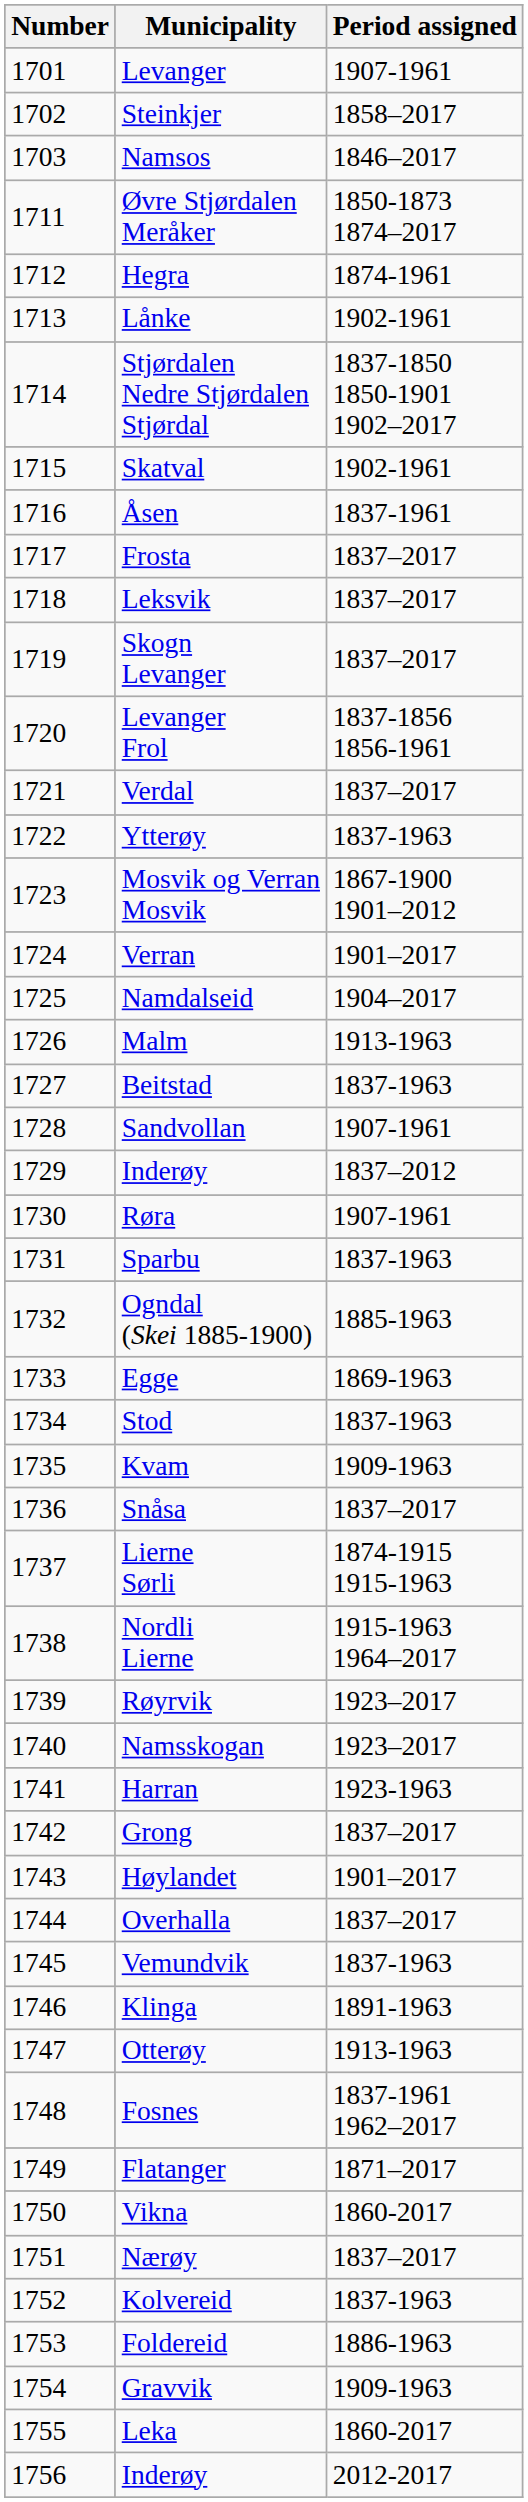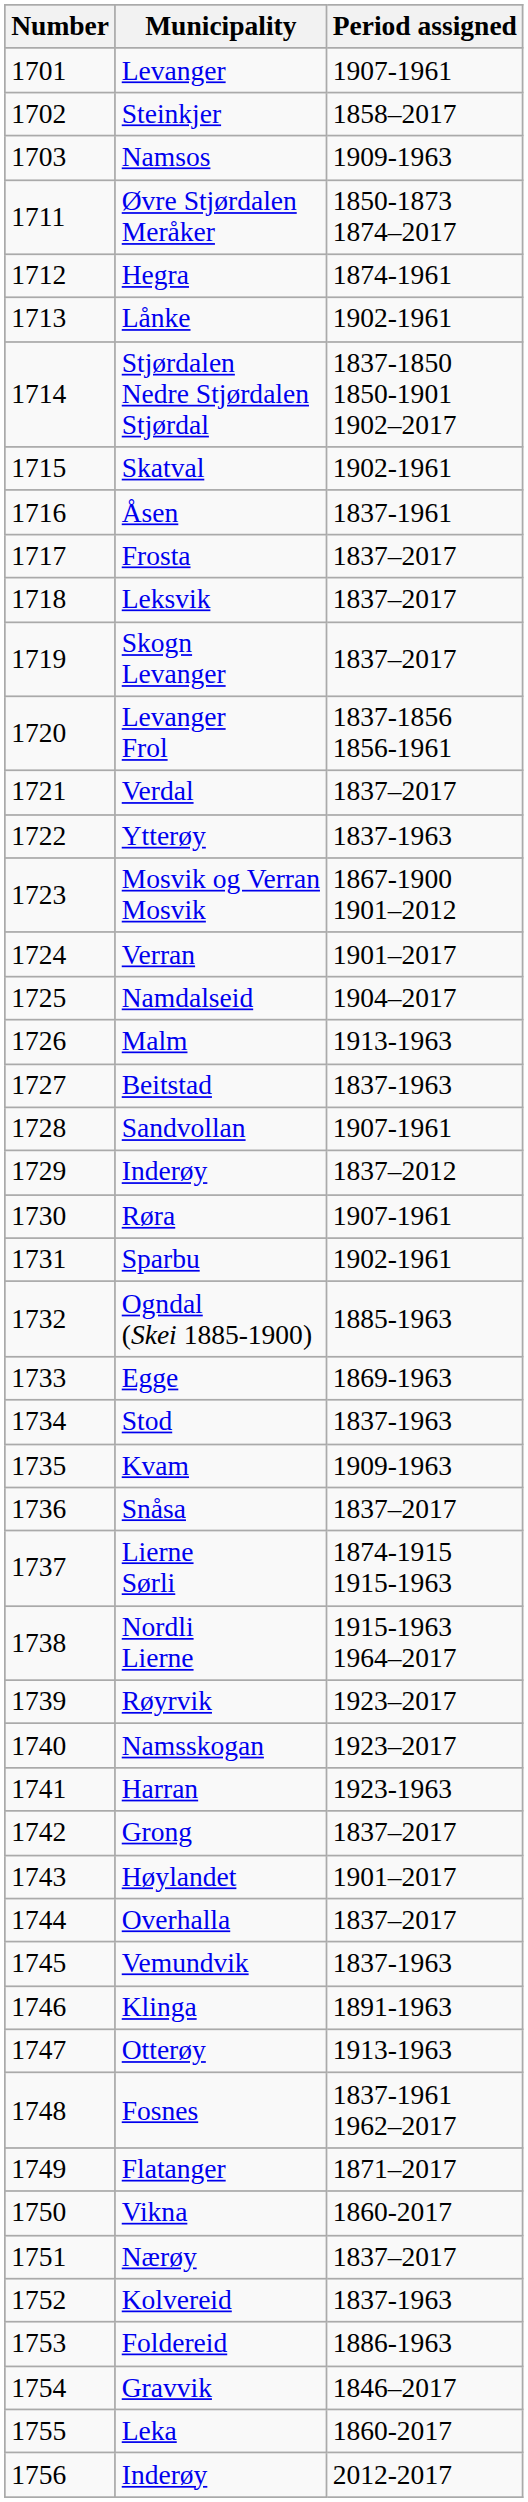(395, 157) 1846–2017 -> (392, 157) 1909-1963
(392, 1259) 1837-1963 -> (392, 1259) 1902-1961
(392, 2387) 1909-1963 -> (395, 2387) 1846–2017
